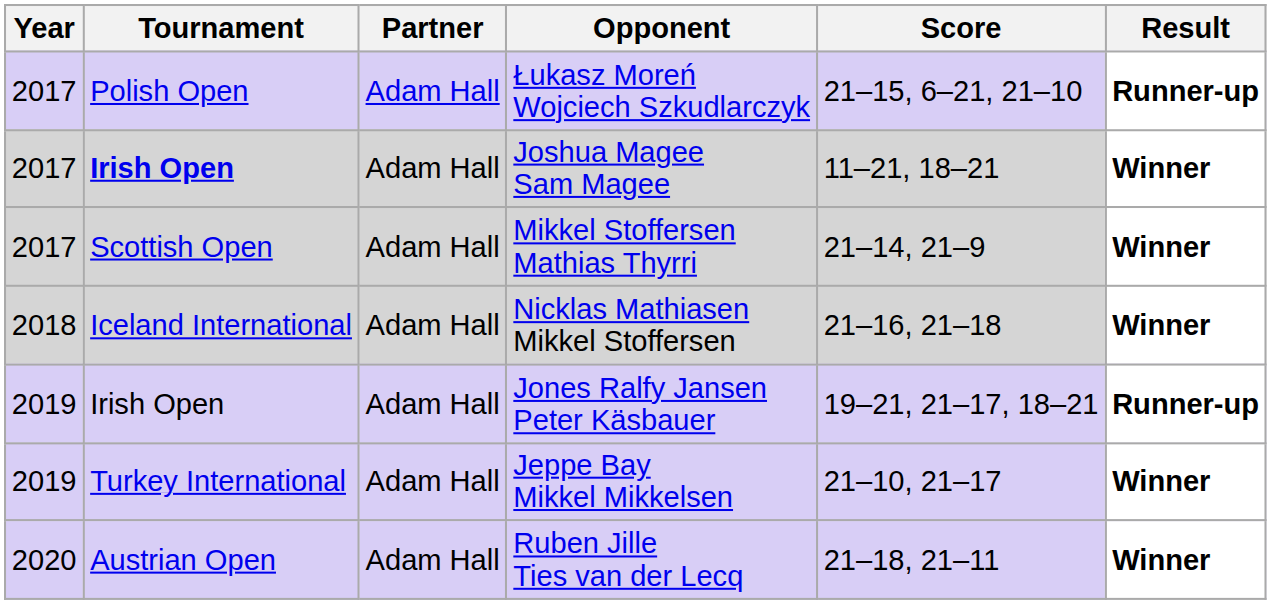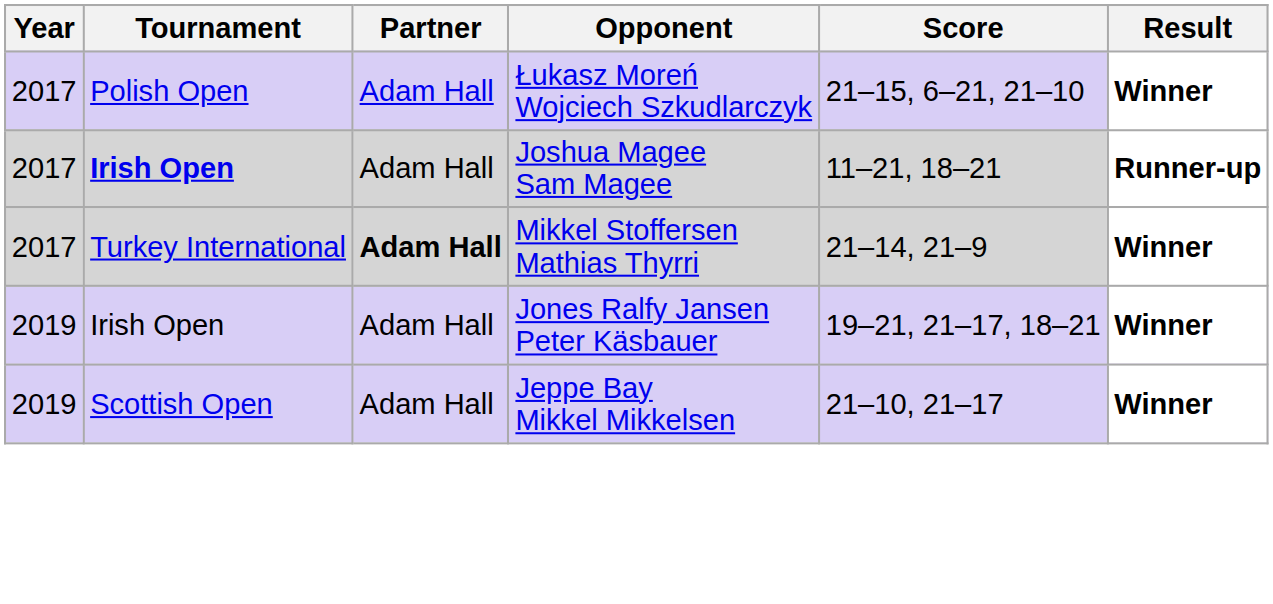(1186, 90) Runner-up -> (1163, 90) Winner
(1161, 169) Winner -> (1188, 169) Runner-up
(181, 247) Scottish Open -> (218, 247) Turkey International
(433, 247) normal -> (431, 247) bold
- row: (631, 325)
(1186, 404) Runner-up -> (1163, 325) Winner
(218, 482) Turkey International -> (181, 404) Scottish Open
- row: (628, 560)
